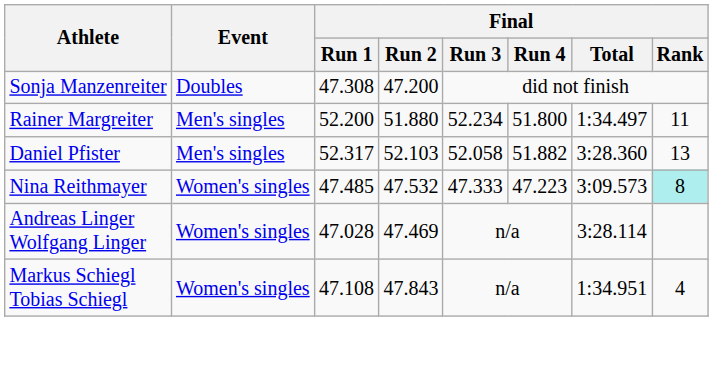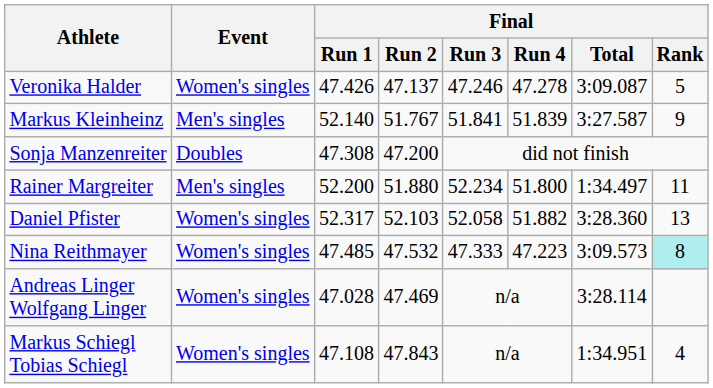+ row: (75, 87)
+ row: (86, 120)
(230, 153) Men's singles -> (243, 219) Women's singles
